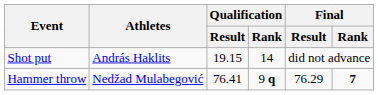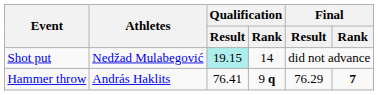(131, 58) András Haklits -> (148, 58) Nedžad Mulabegović
(227, 58) no background -> (227, 58) paleturquoise background
(148, 79) Nedžad Mulabegović -> (131, 79) András Haklits
